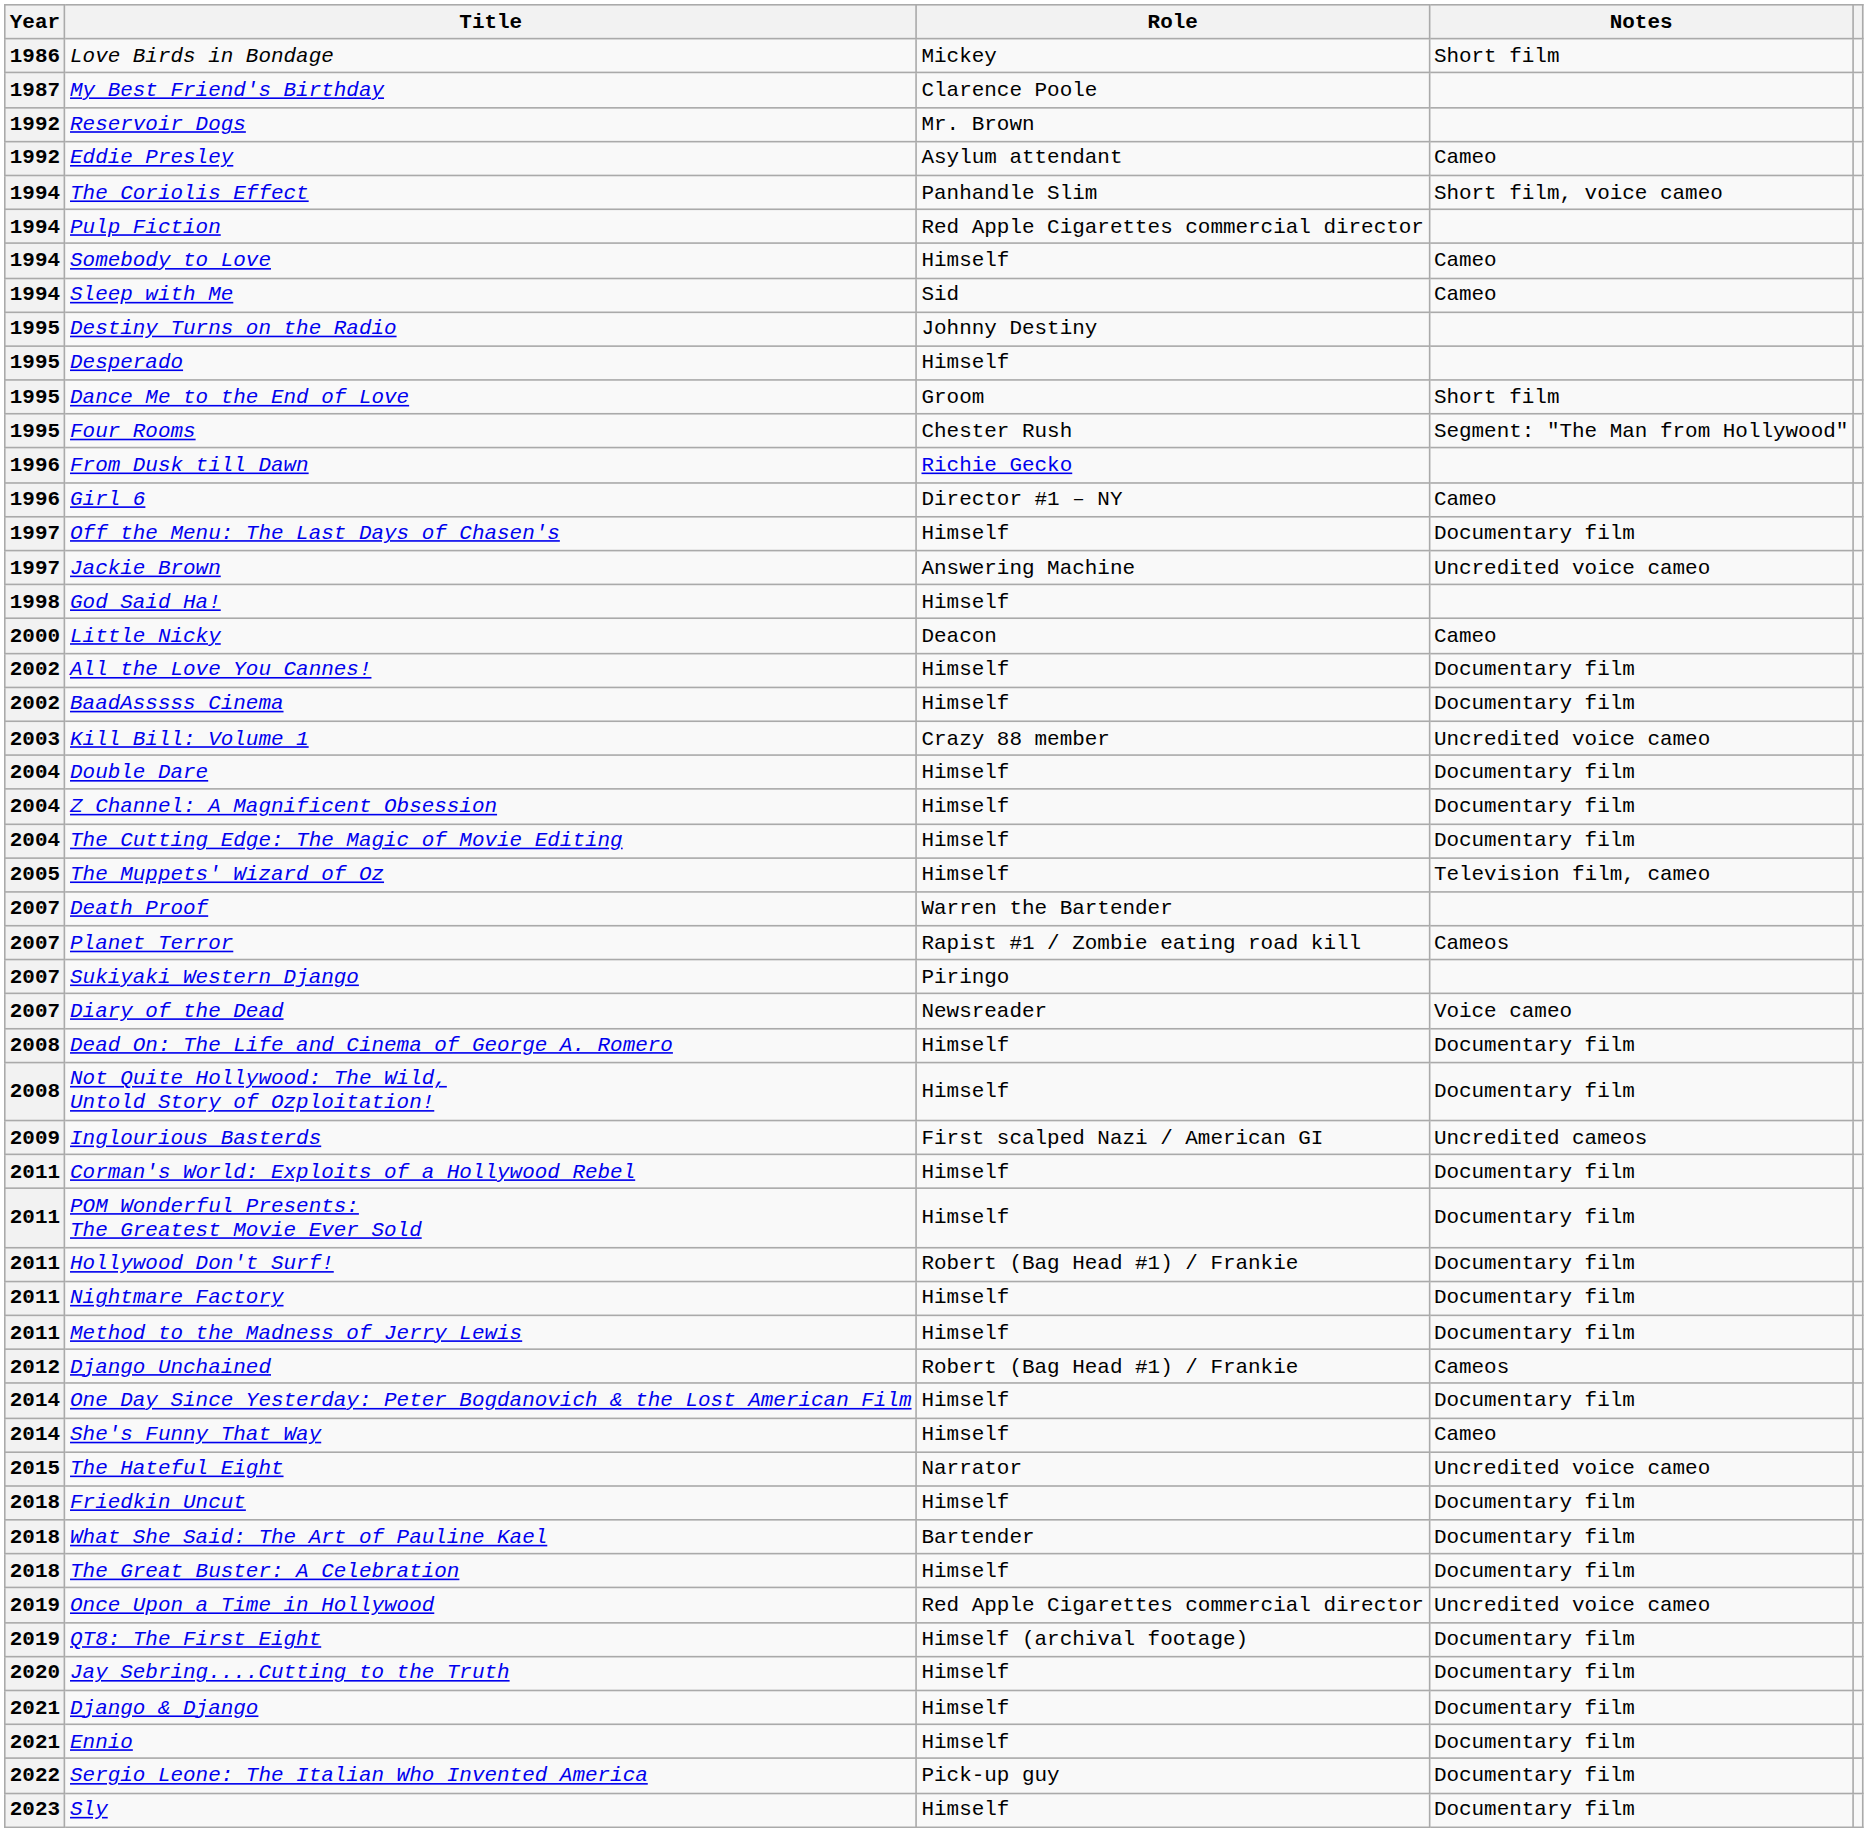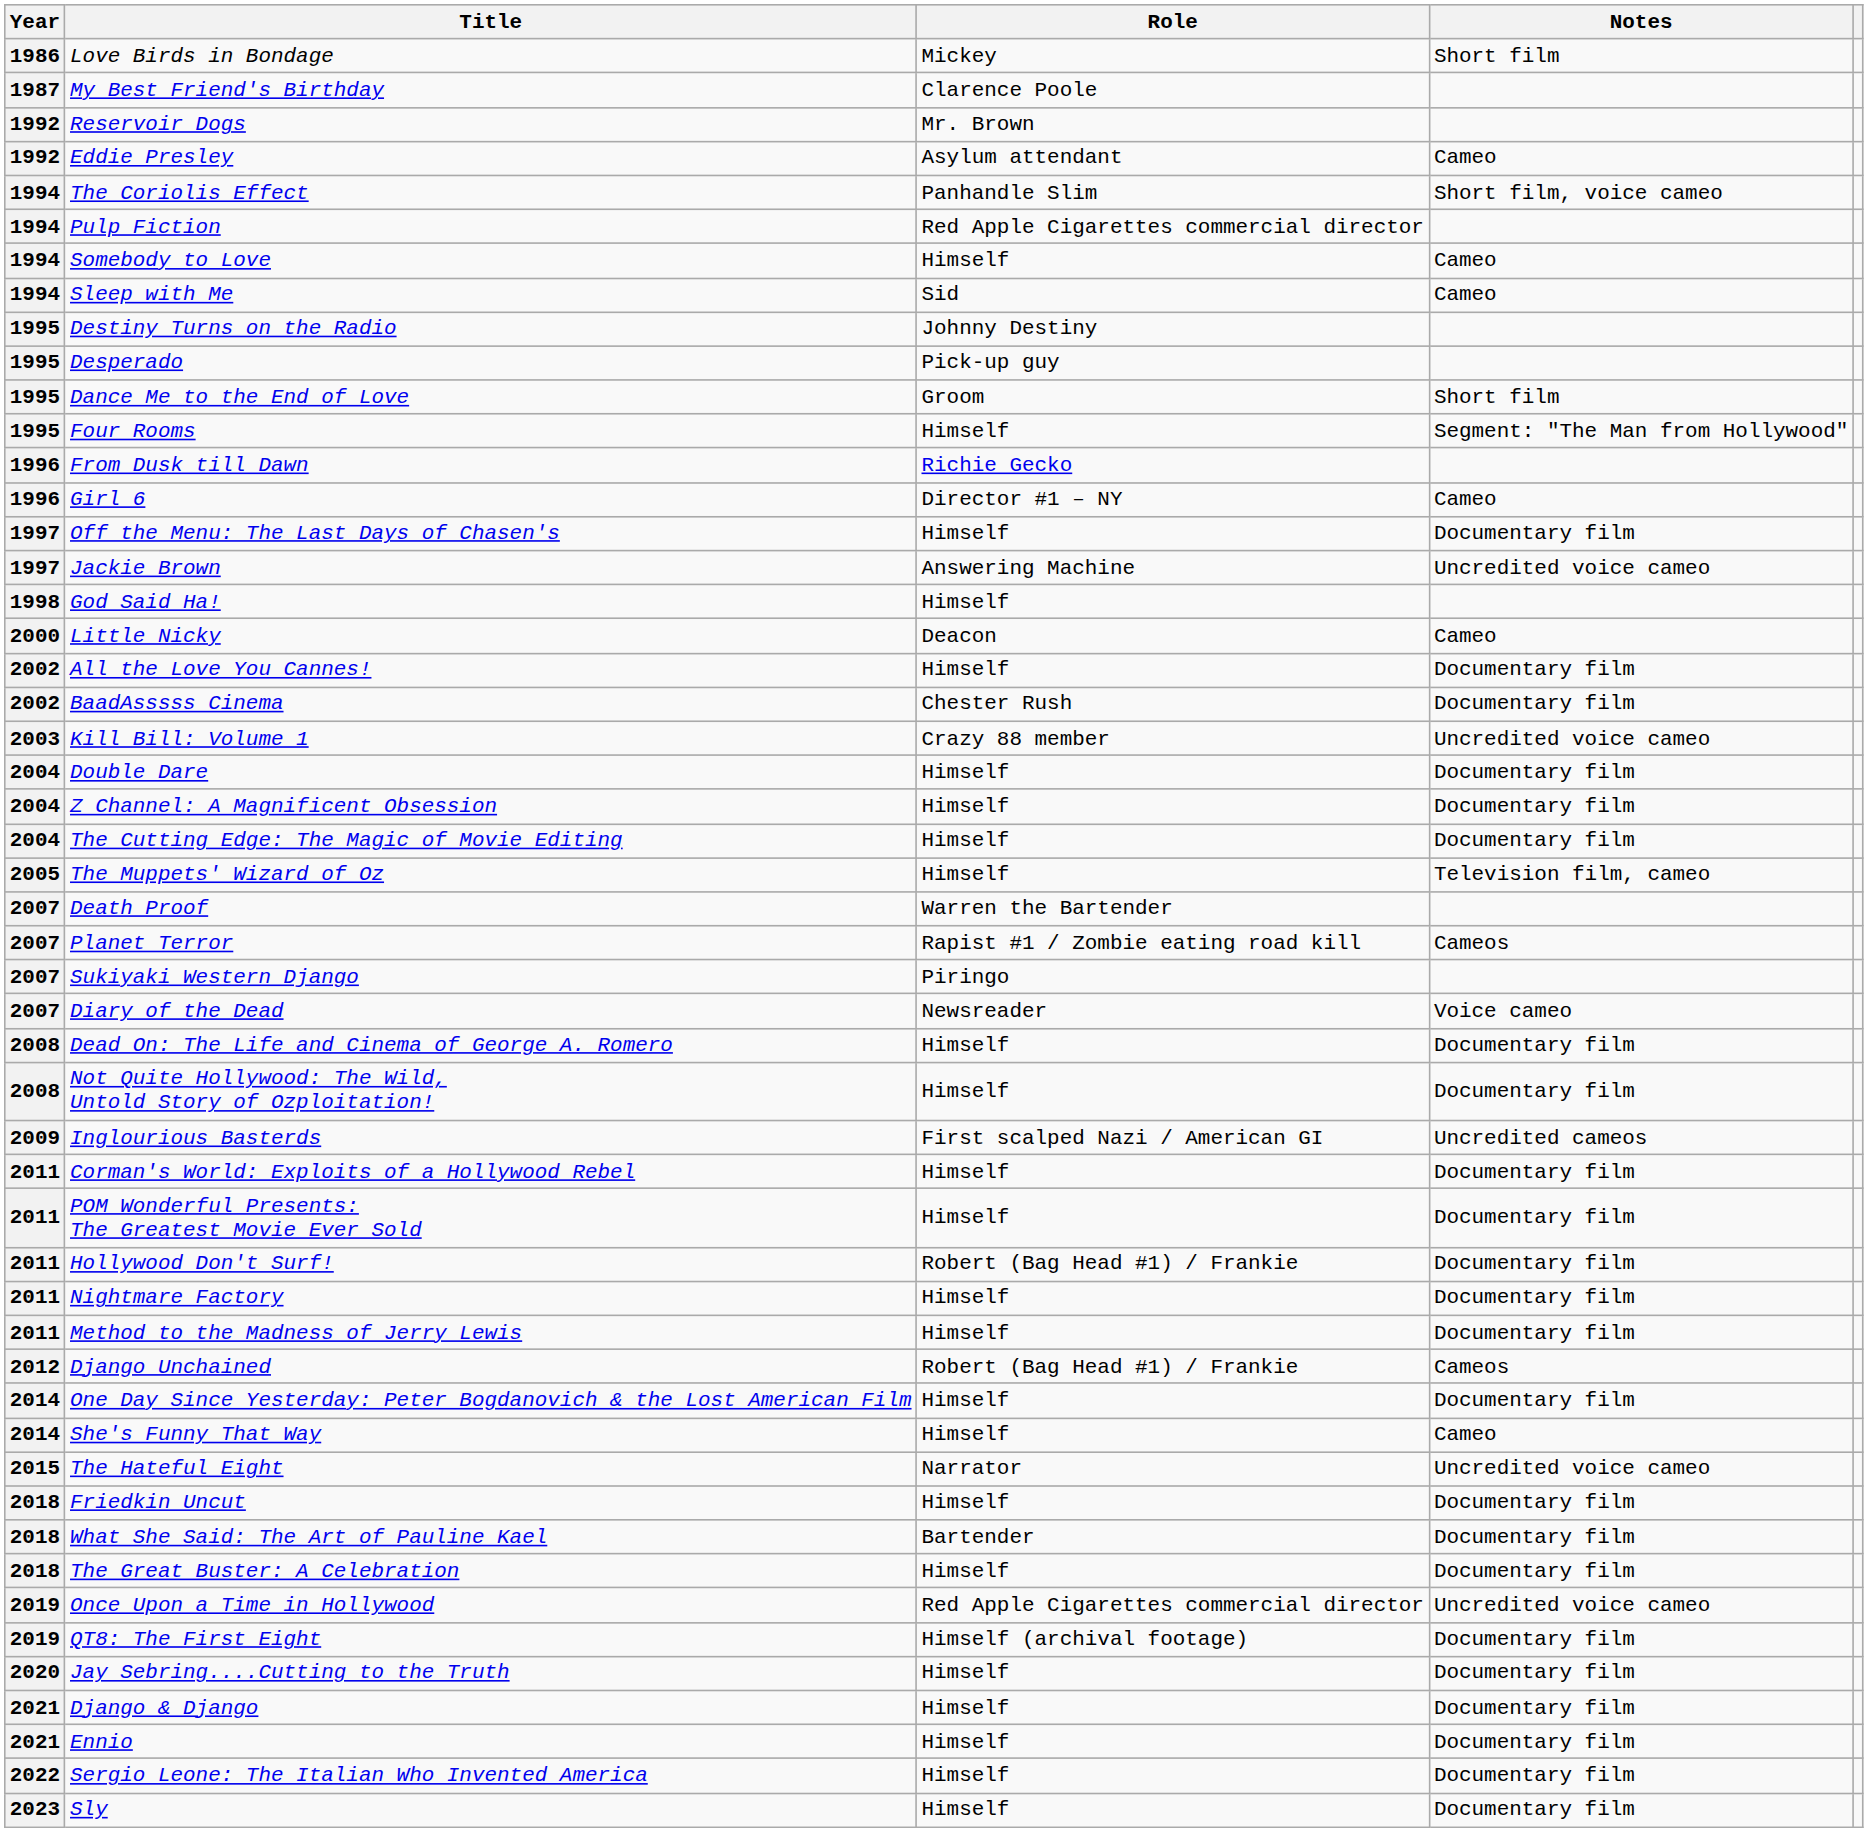(965, 363) Himself -> (991, 363) Pick-up guy
(997, 431) Chester Rush -> (965, 431) Himself
(965, 704) Himself -> (997, 704) Chester Rush
(991, 1776) Pick-up guy -> (965, 1776) Himself
